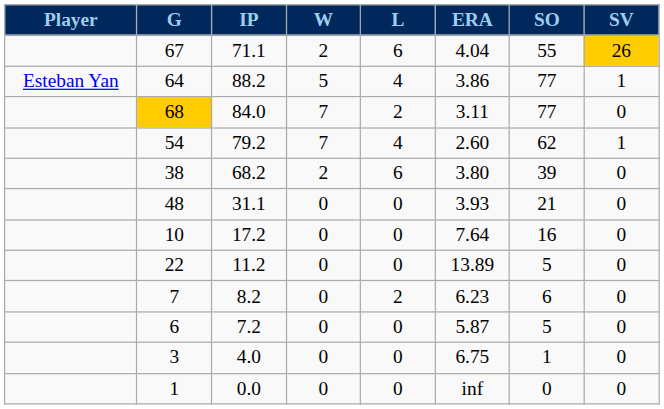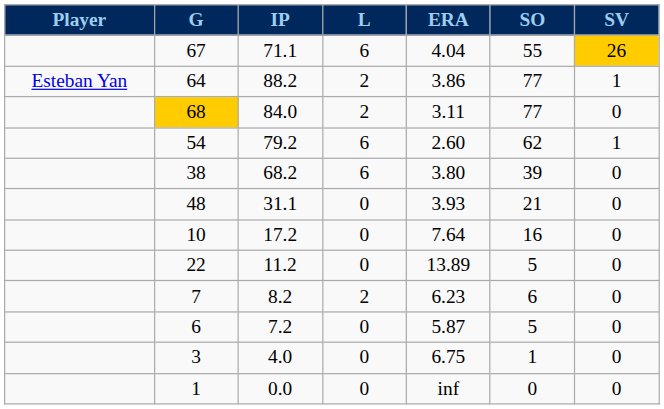- column: (323, 19)
(398, 81) 4 -> (364, 81) 2
(398, 142) 4 -> (364, 142) 6
